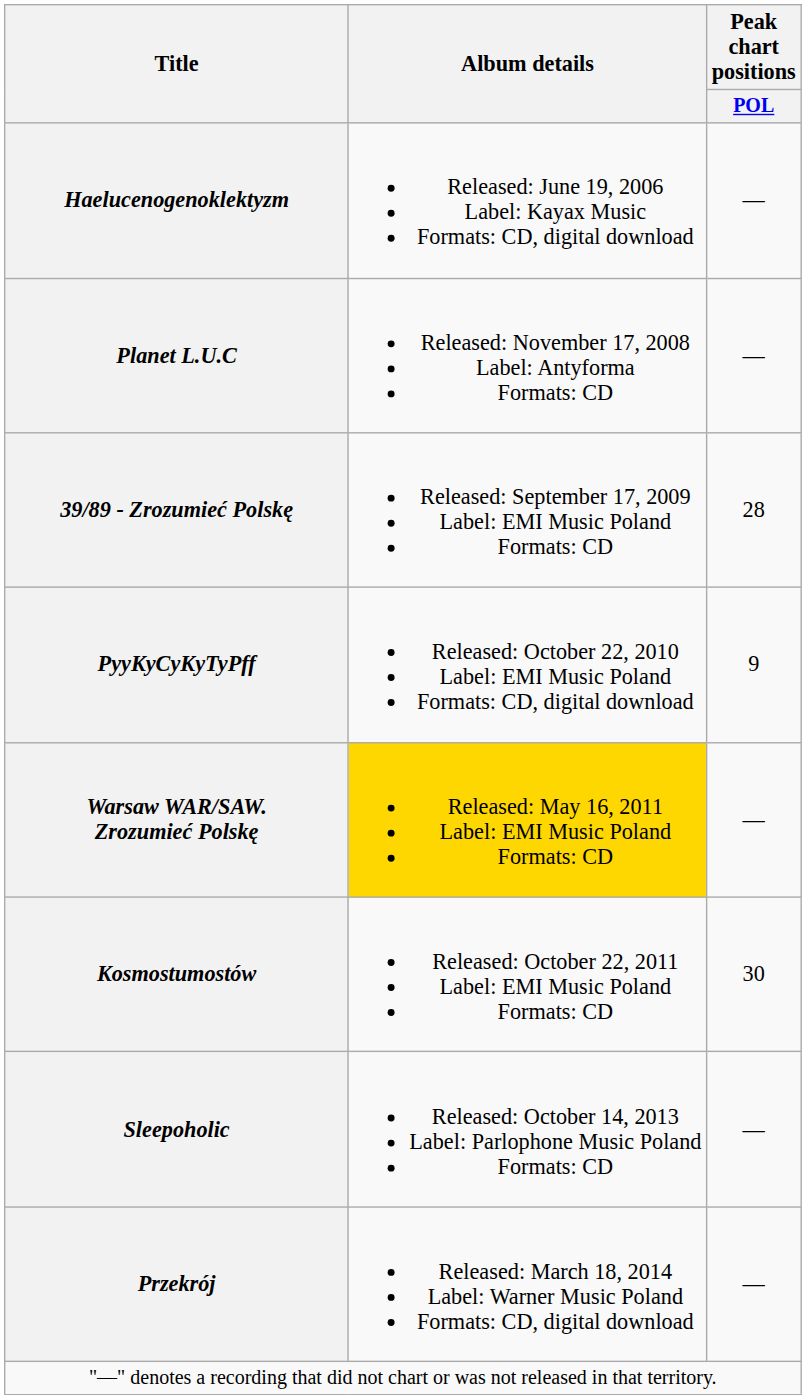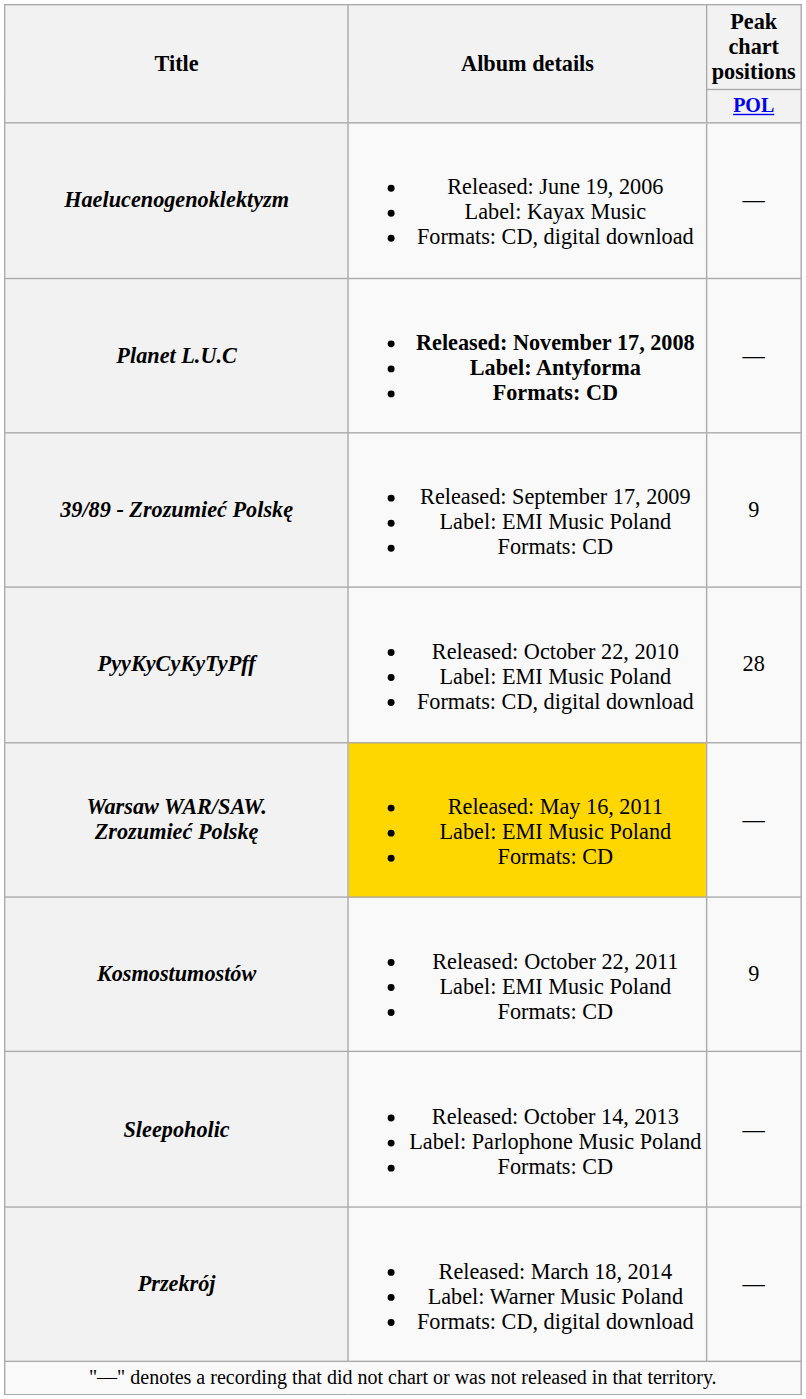(528, 368) normal -> (528, 368) bold
(754, 509) 28 -> (754, 509) 9
(754, 664) 9 -> (754, 664) 28
(754, 974) 30 -> (754, 974) 9
